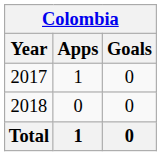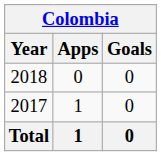rows swapped: (29, 77) <-> (29, 106)
